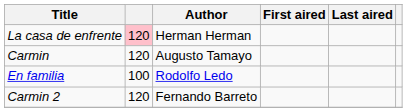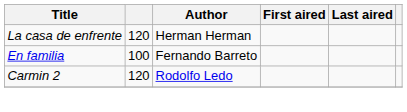(139, 35) pink background -> (139, 35) no background
- row: (28, 55)
(194, 76) Rodolfo Ledo -> (206, 55) Fernando Barreto
(206, 96) Fernando Barreto -> (194, 76) Rodolfo Ledo
